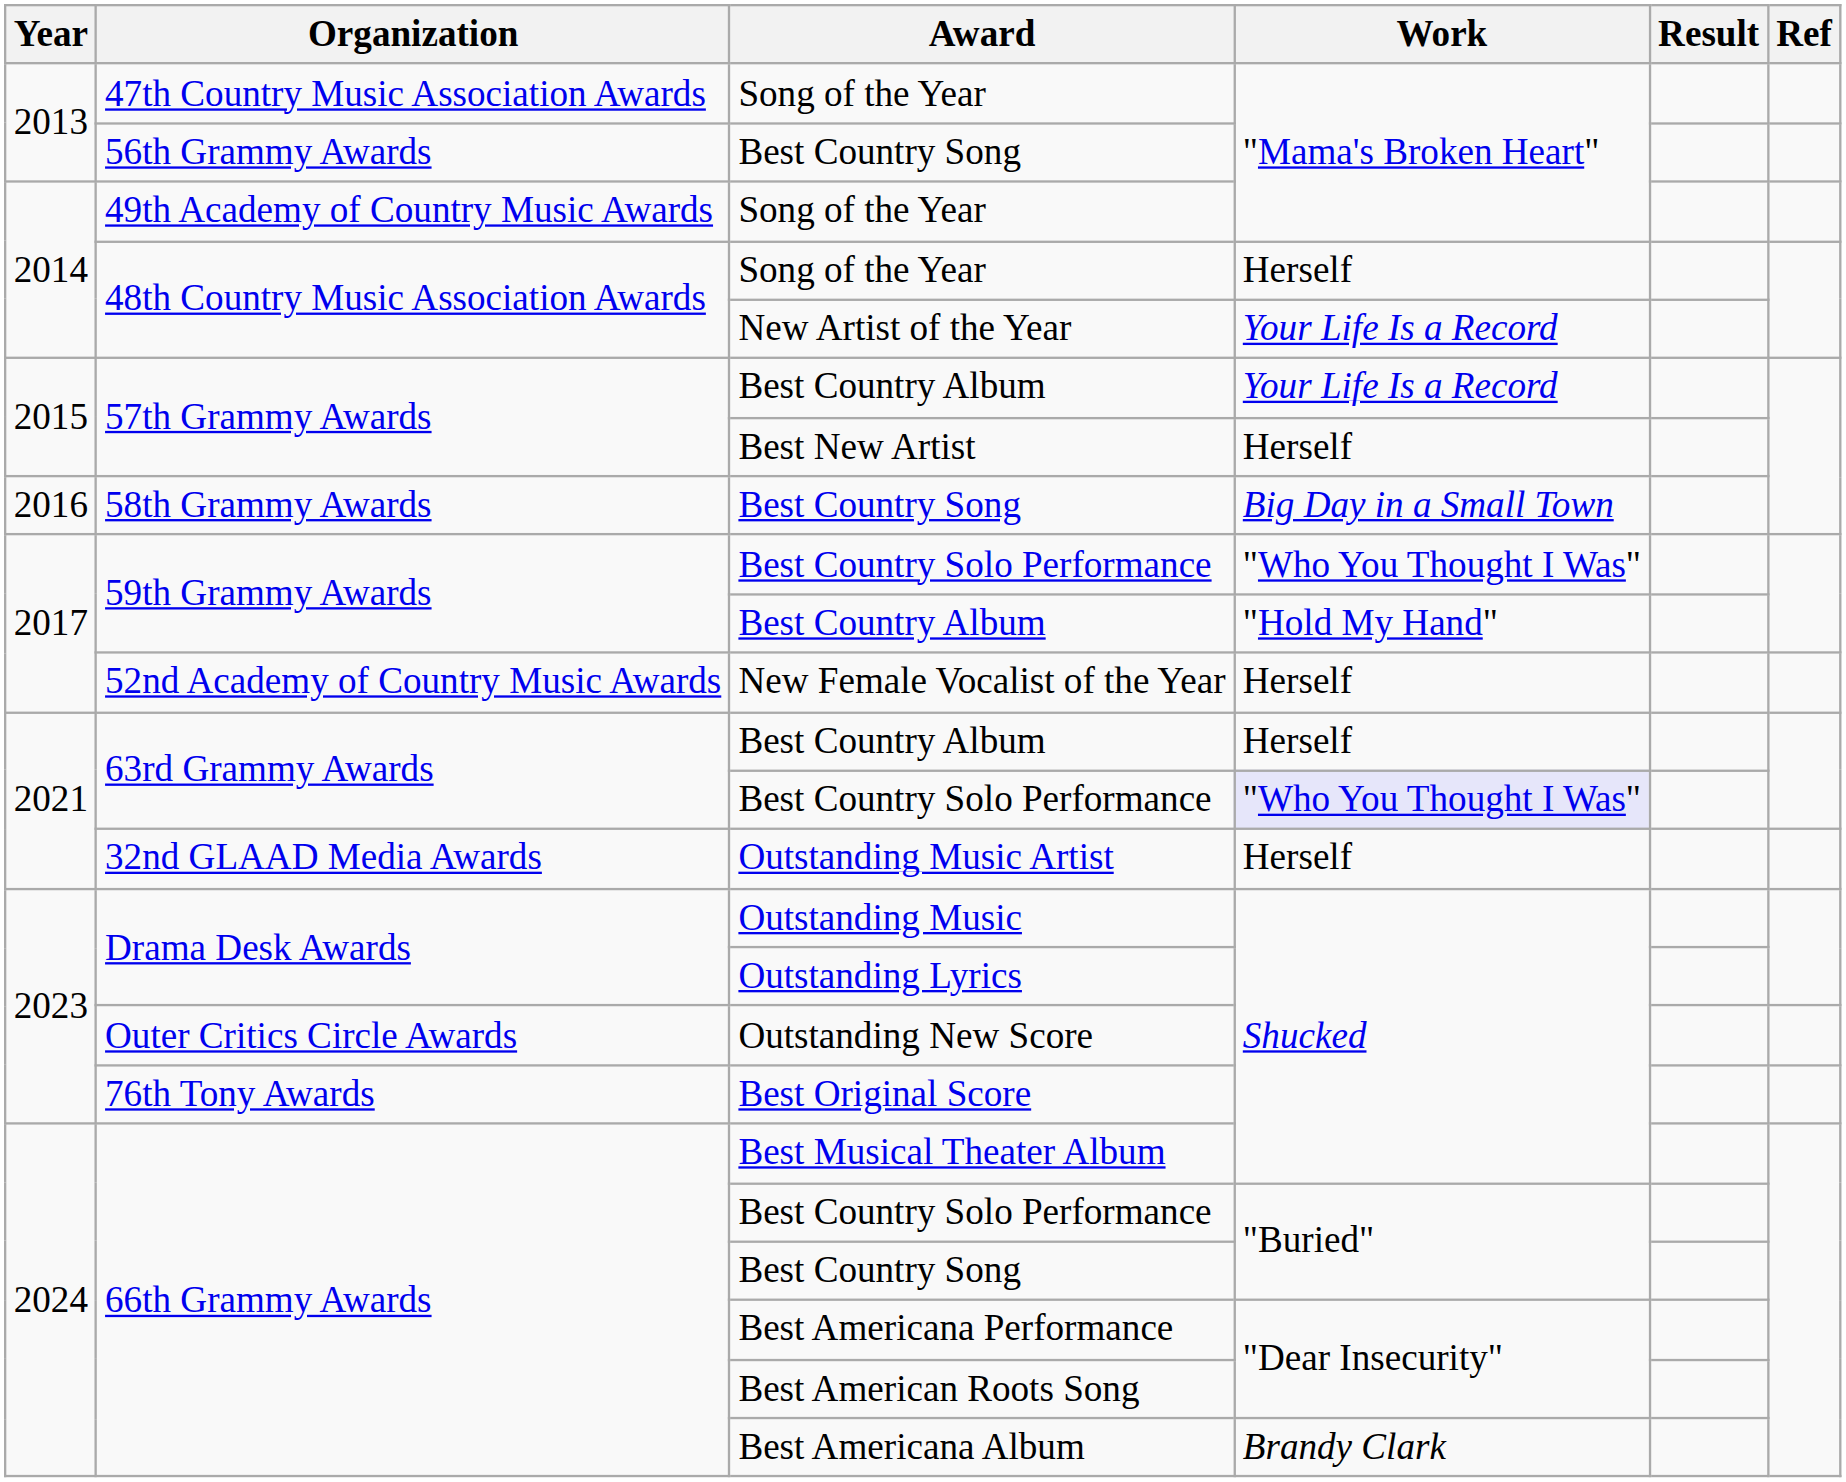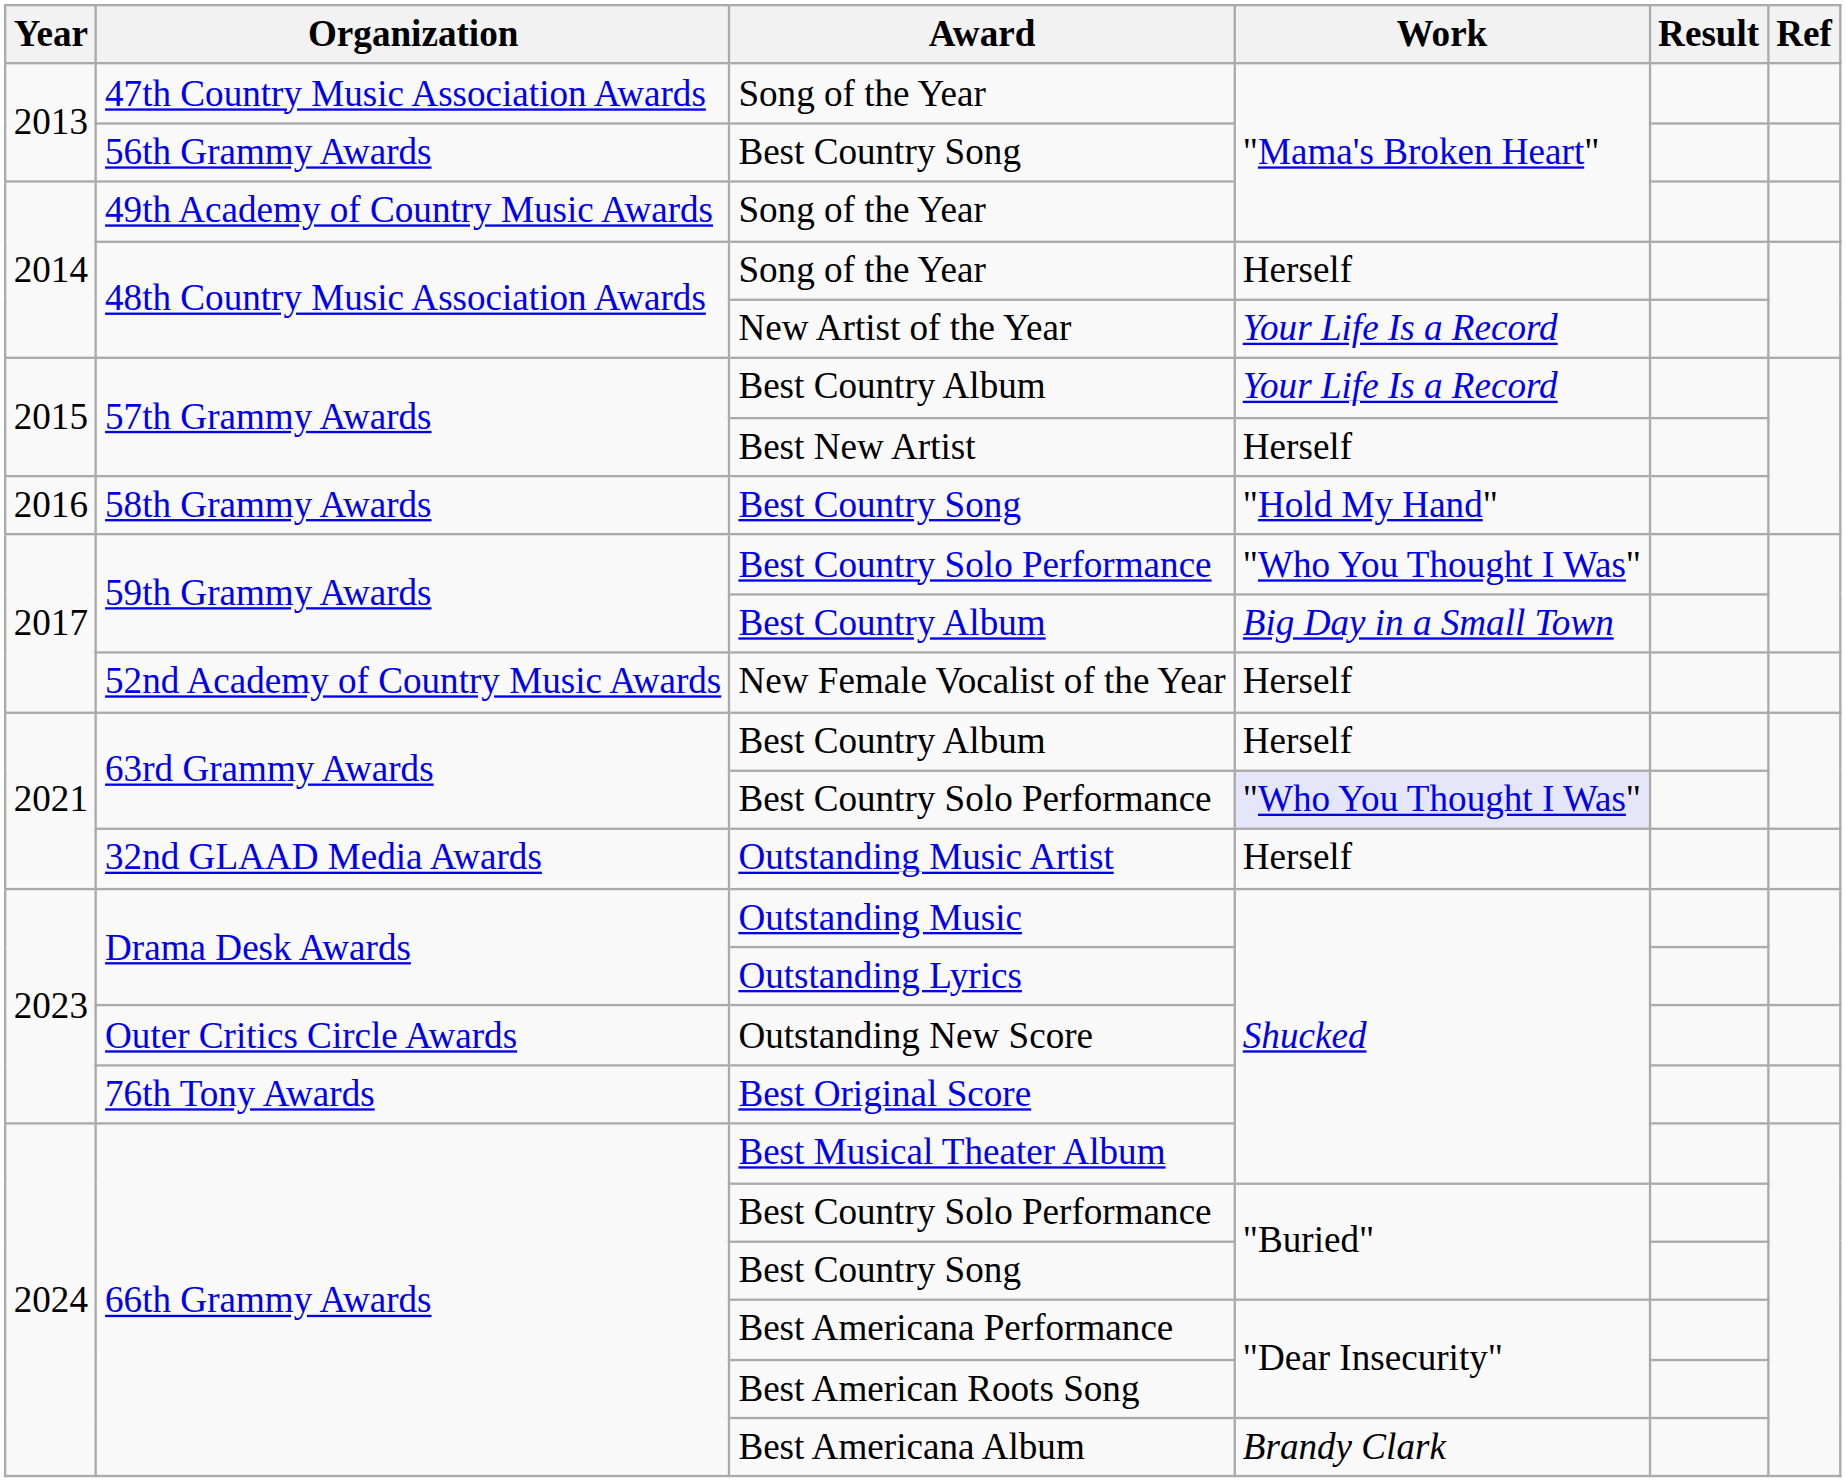(1428, 504) Big Day in a Small Town -> (1370, 504) "Hold My Hand"
(1370, 622) "Hold My Hand" -> (1428, 622) Big Day in a Small Town
